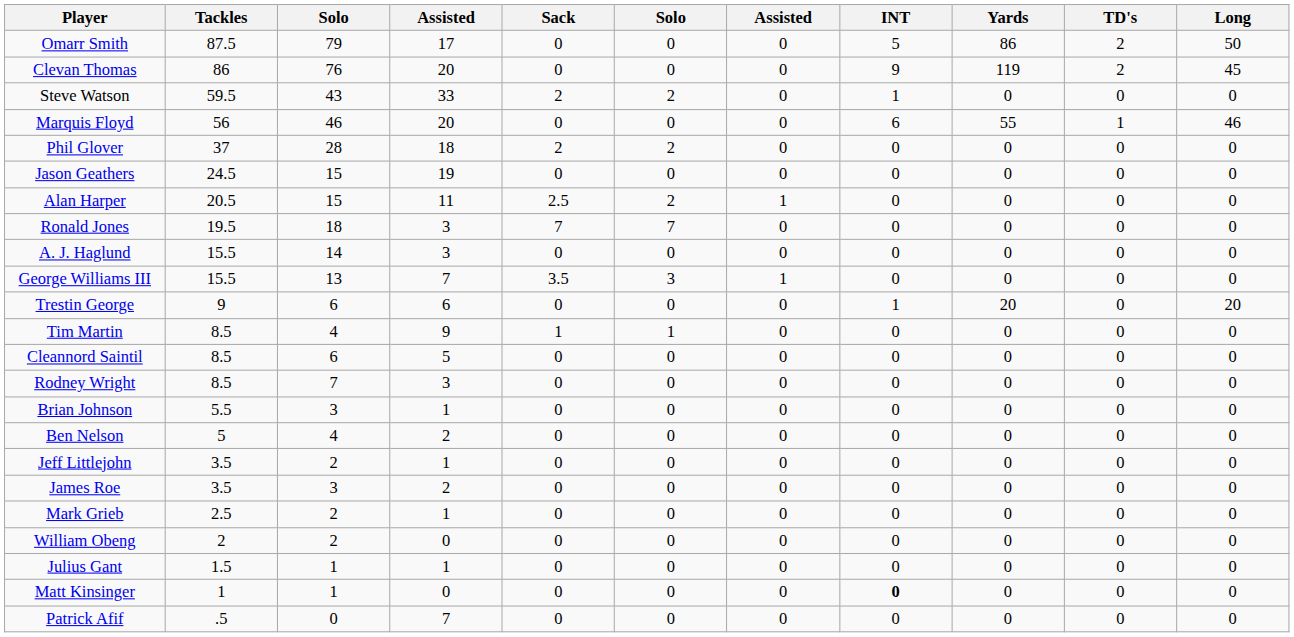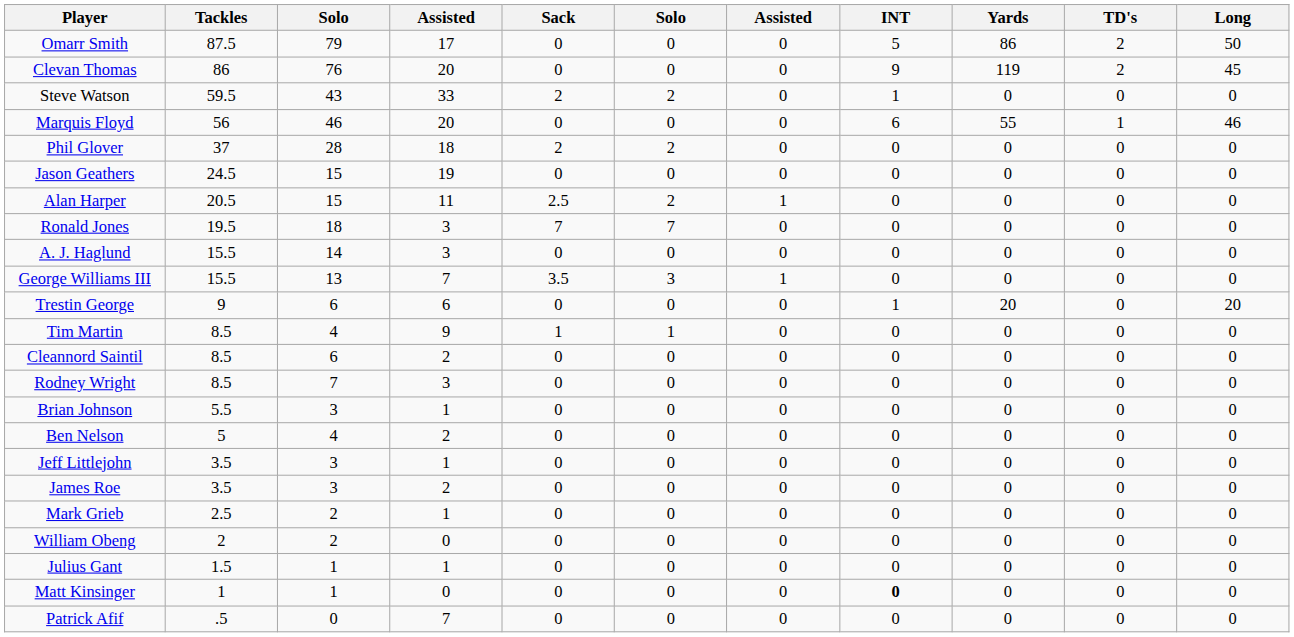(446, 357) 5 -> (446, 357) 2
(334, 461) 2 -> (334, 461) 3
